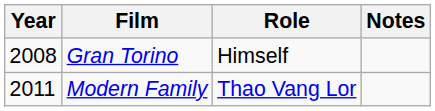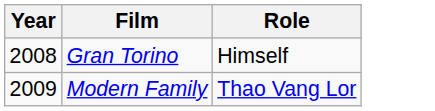- column: (396, 21)
(32, 88) 2011 -> (33, 88) 2009
